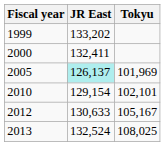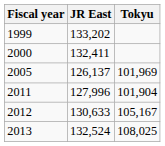(90, 72) paleturquoise background -> (90, 72) no background
- row: (20, 92)
+ row: (19, 92)
